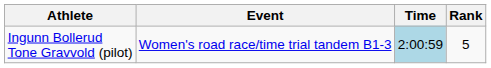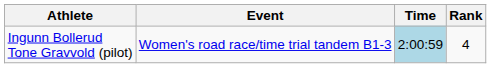(466, 44) 5 -> (466, 44) 4
